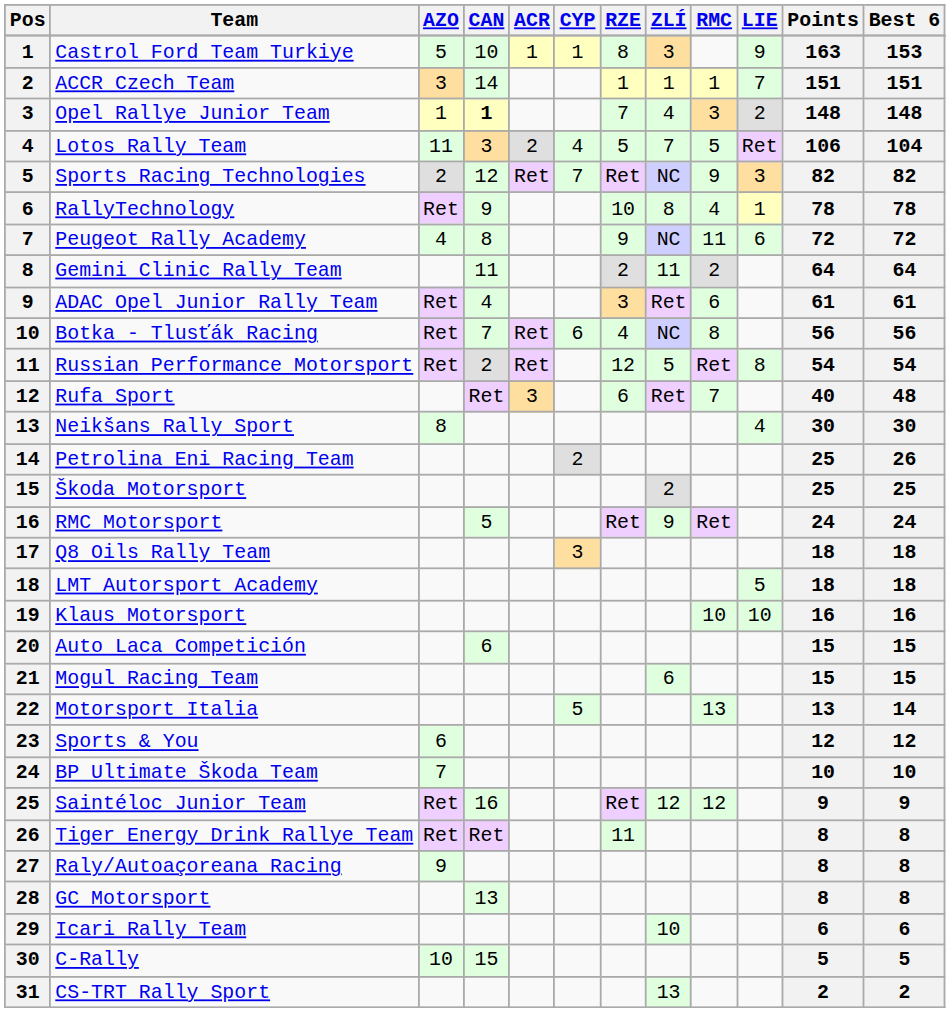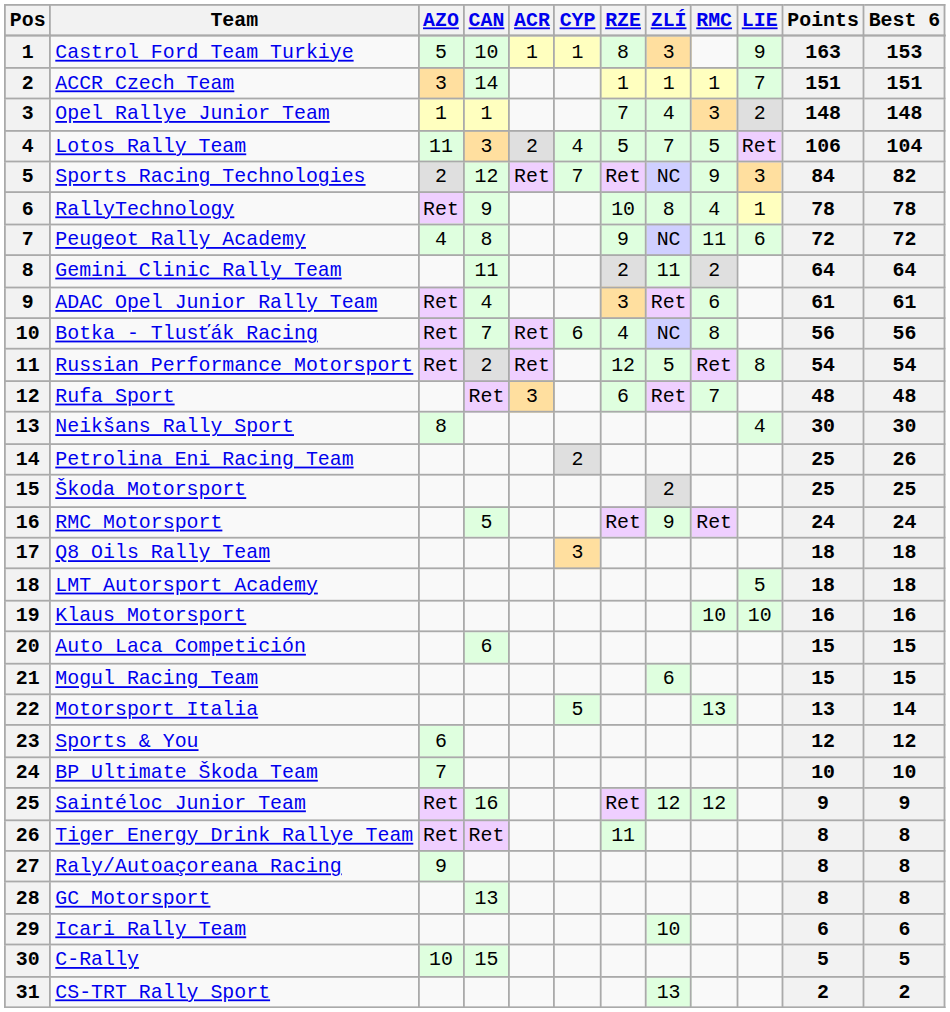(486, 115) bold -> (486, 115) normal
(823, 177) 82 -> (823, 177) 84
(823, 397) 40 -> (823, 397) 48
